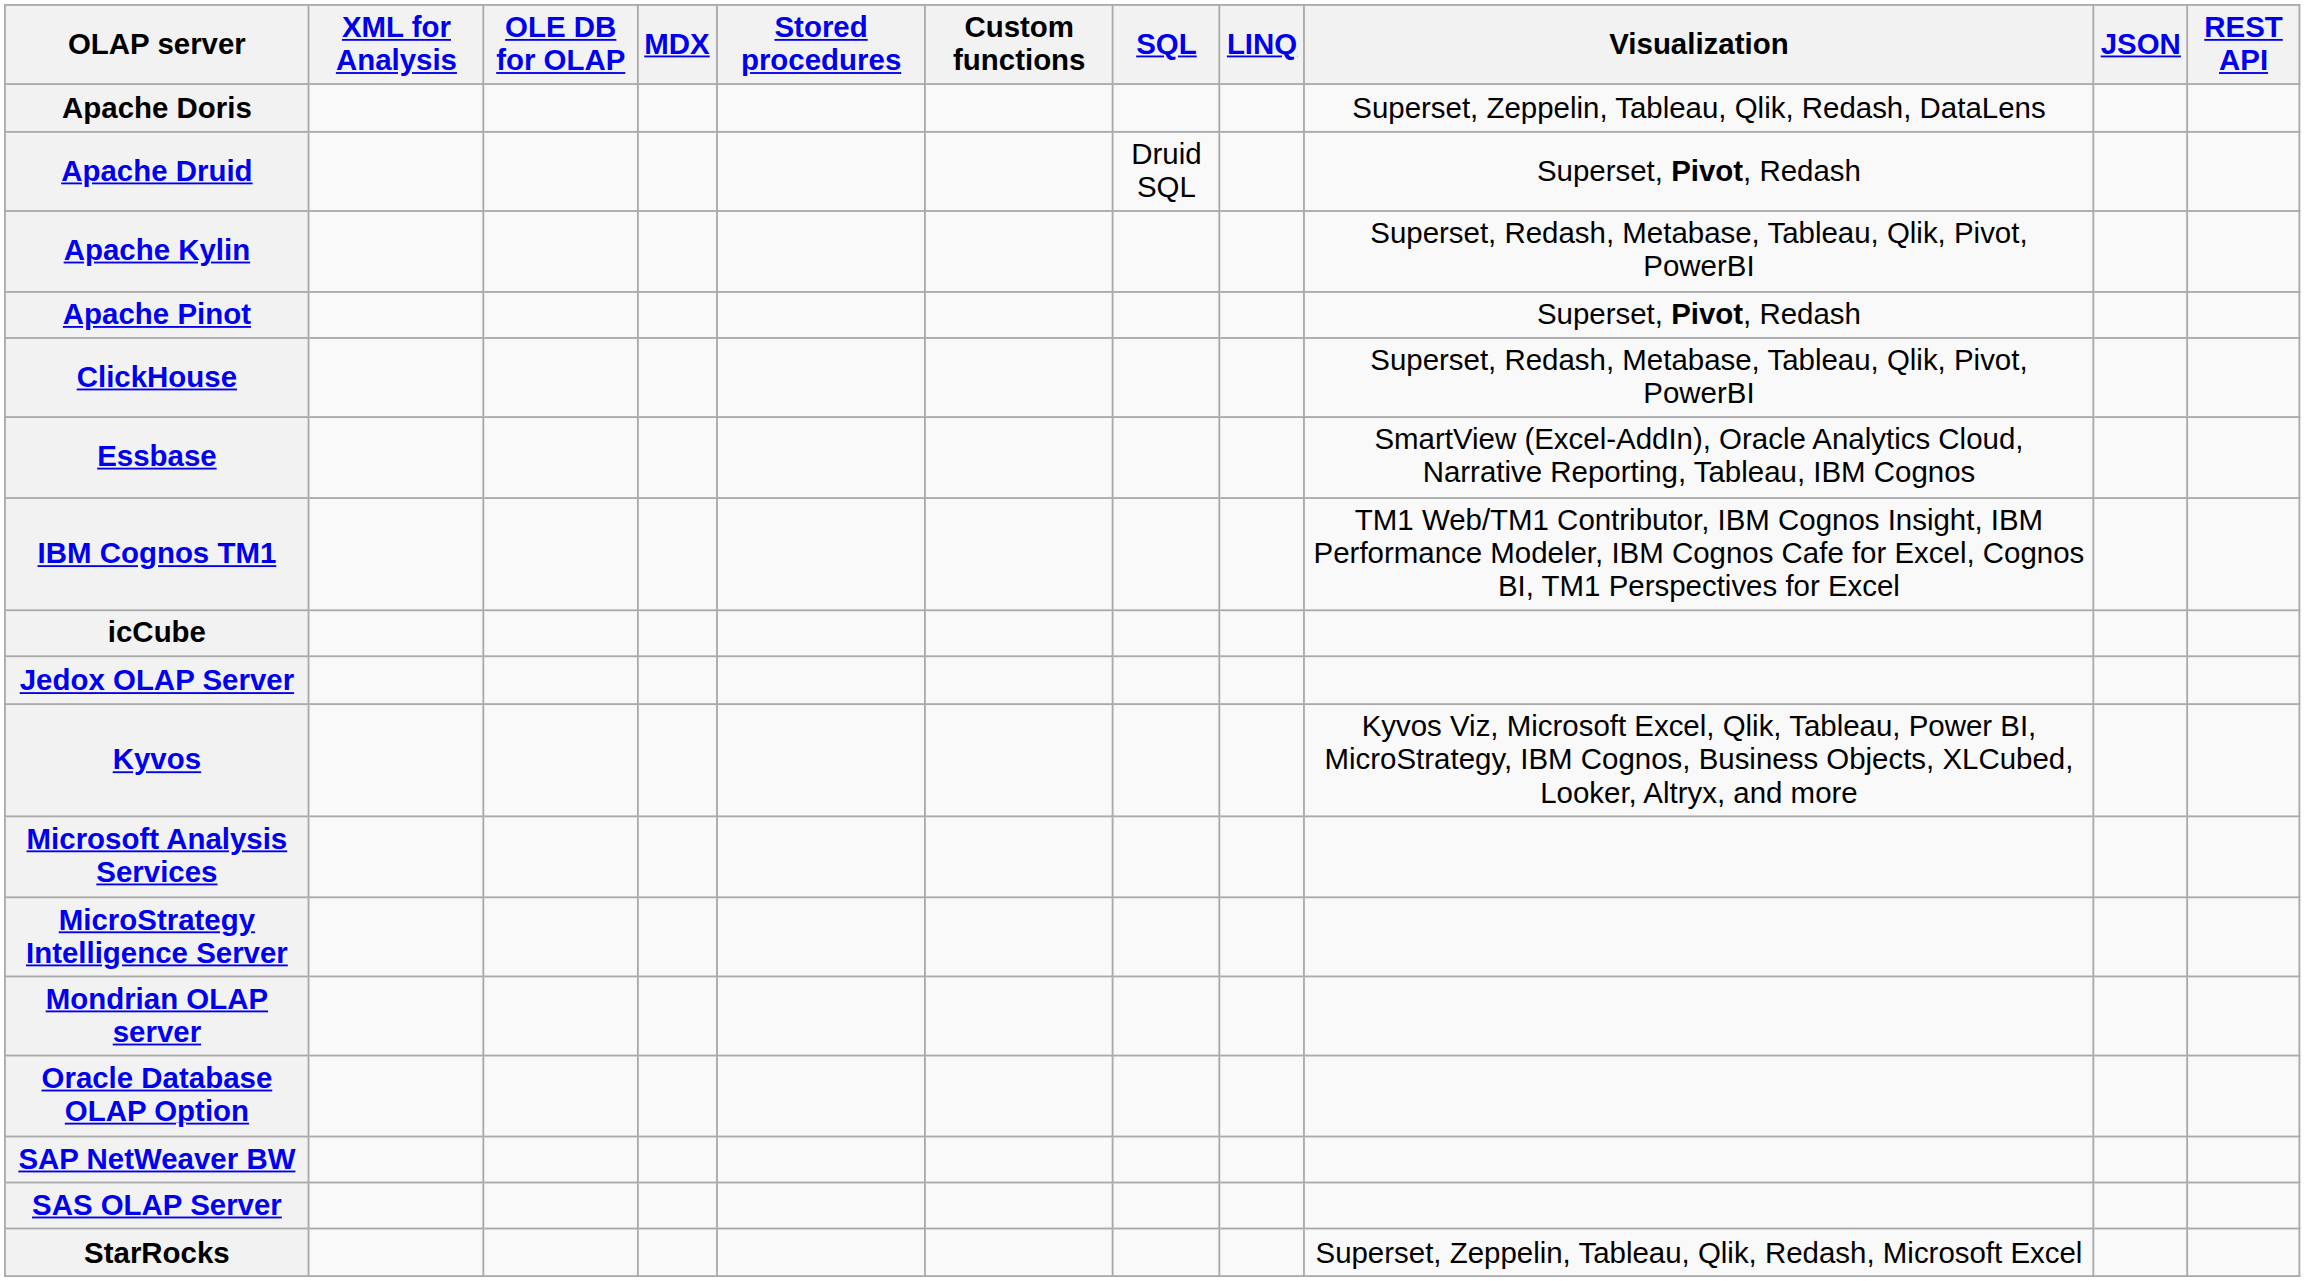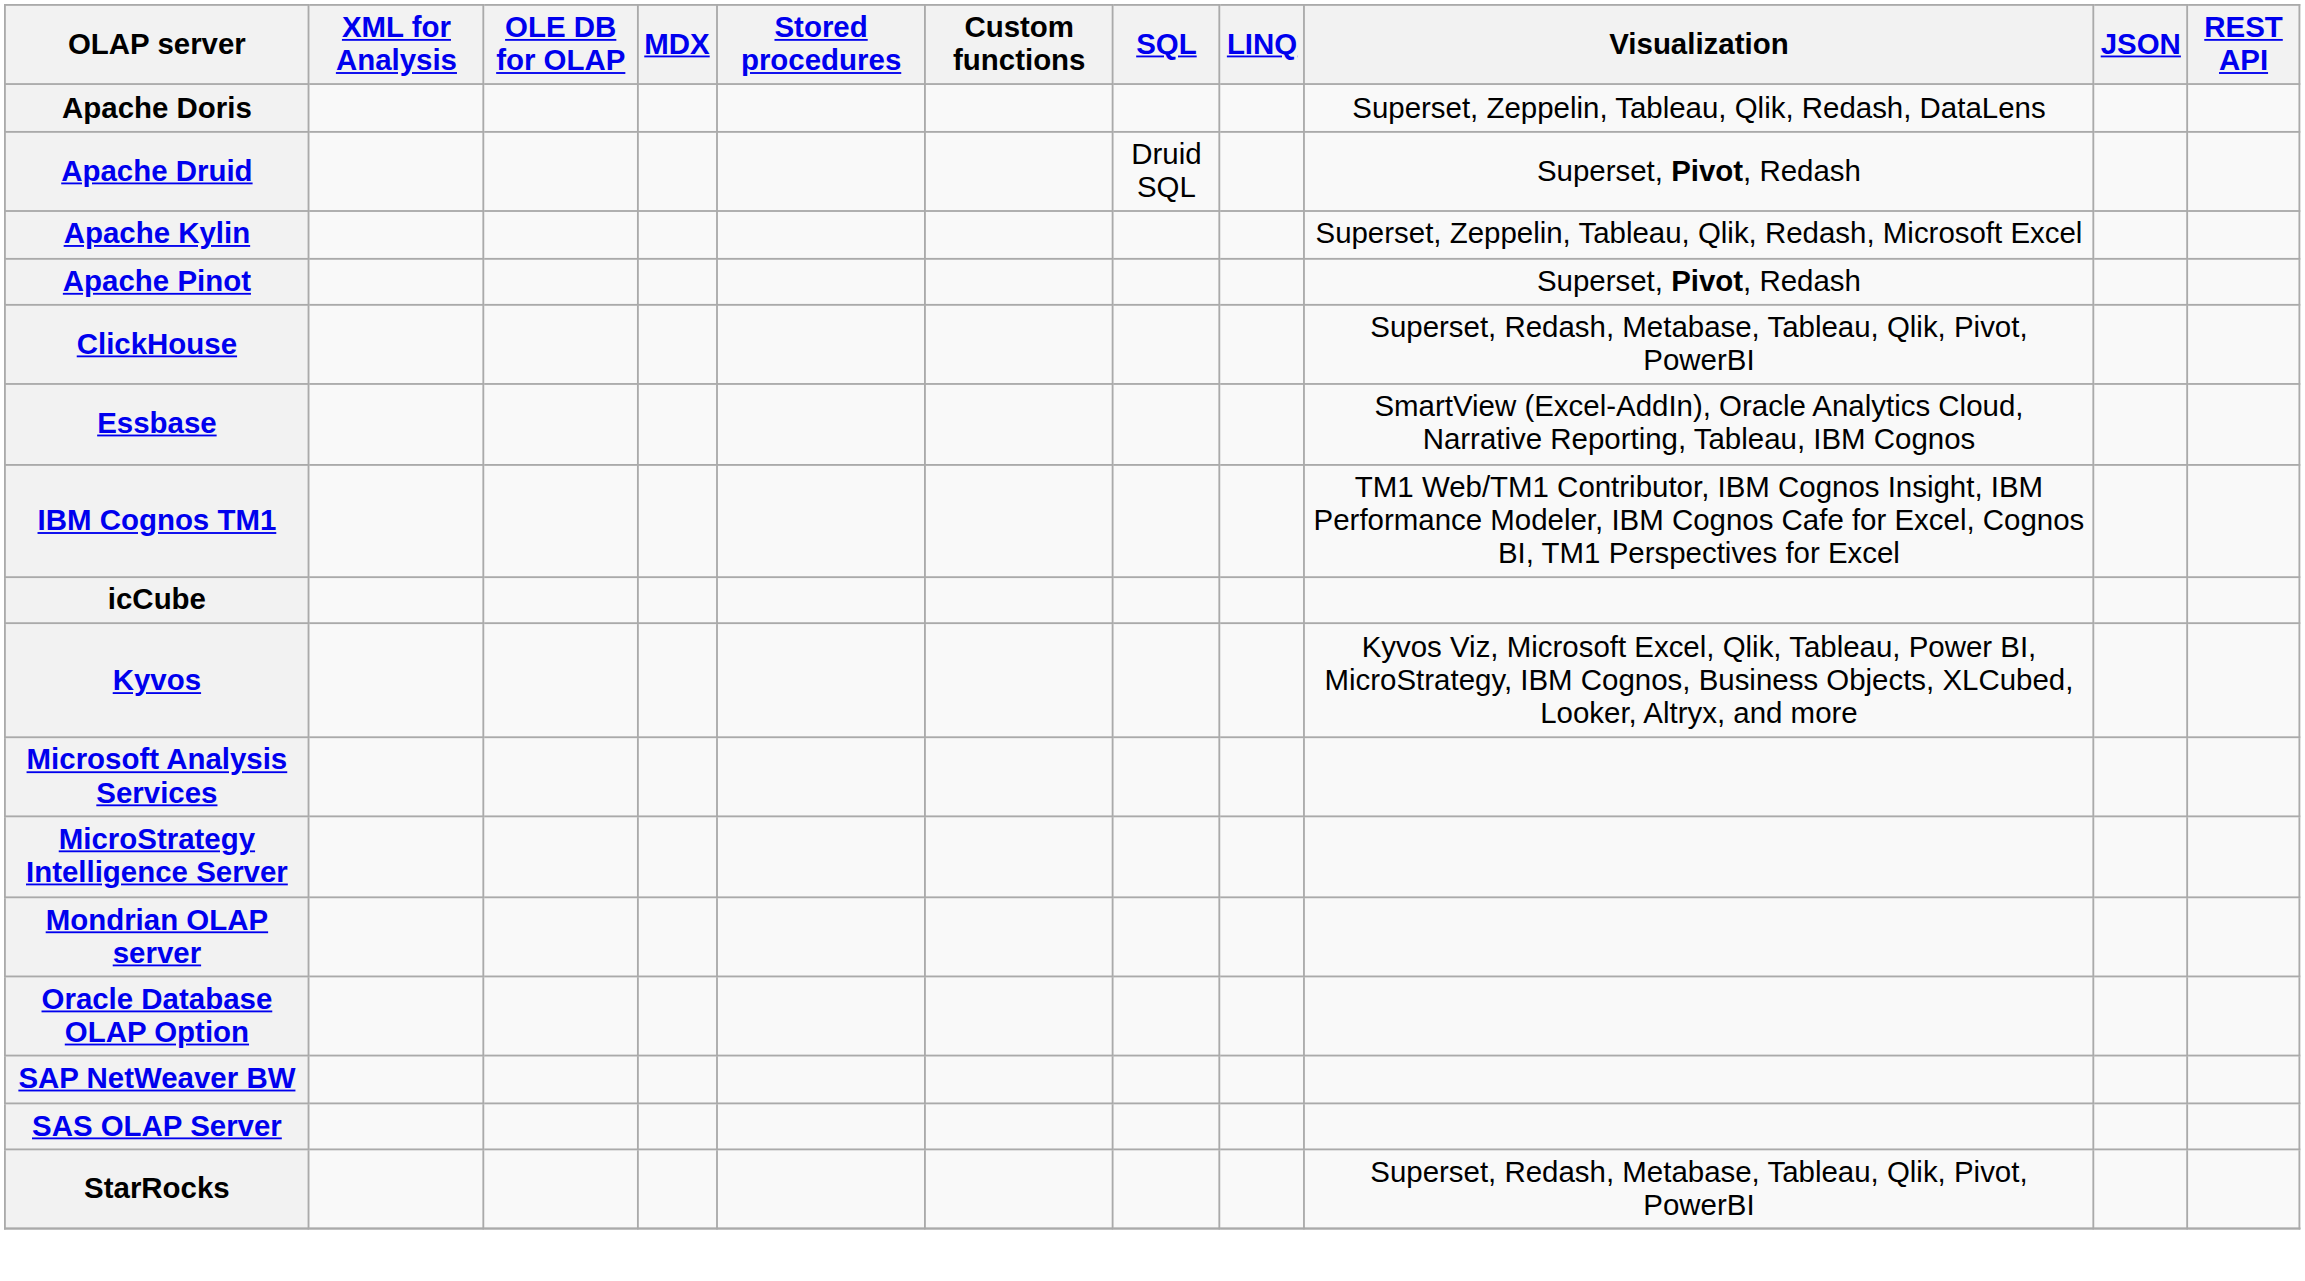(1699, 250) Superset, Redash, Metabase, Tableau, Qlik, Pivot, PowerBI -> (1699, 234) Superset, Zeppelin, Tableau, Qlik, Redash, Microsoft Excel
- row: (157, 679)
(1699, 1252) Superset, Zeppelin, Tableau, Qlik, Redash, Microsoft Excel -> (1699, 1188) Superset, Redash, Metabase, Tableau, Qlik, Pivot, PowerBI
